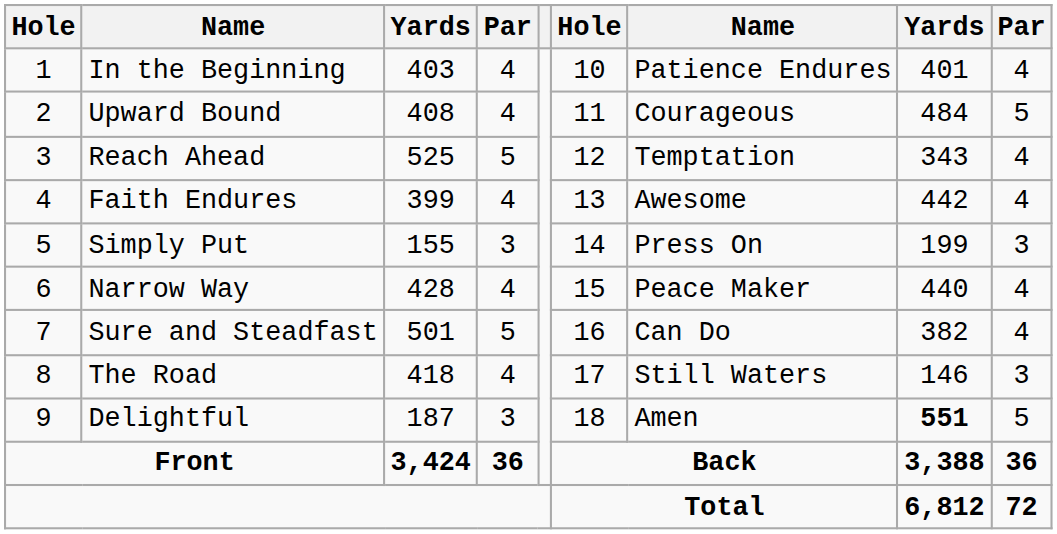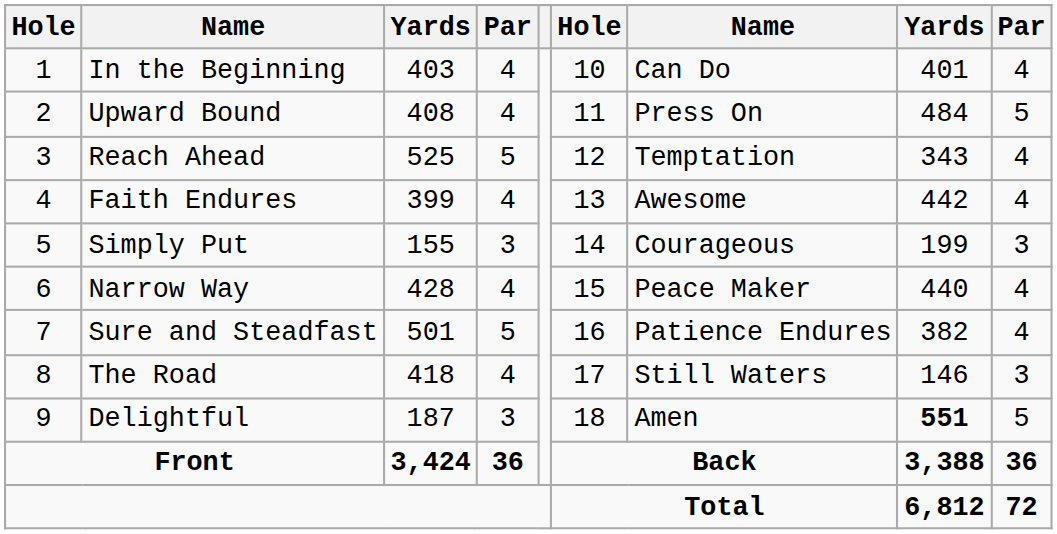(763, 70) Patience Endures -> (683, 70) Can Do
(715, 114) Courageous -> (699, 114) Press On
(699, 245) Press On -> (715, 245) Courageous
(683, 332) Can Do -> (763, 332) Patience Endures
